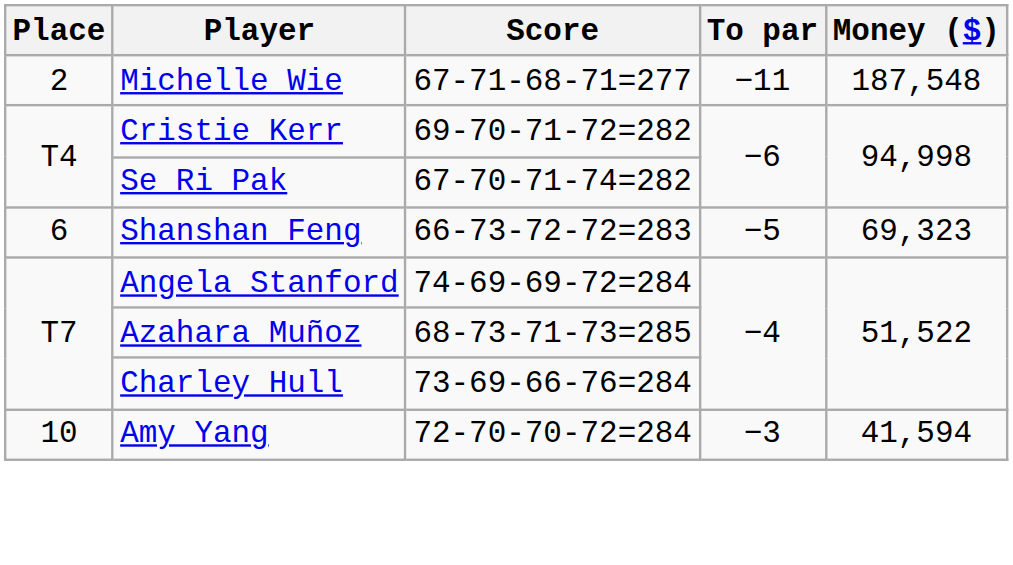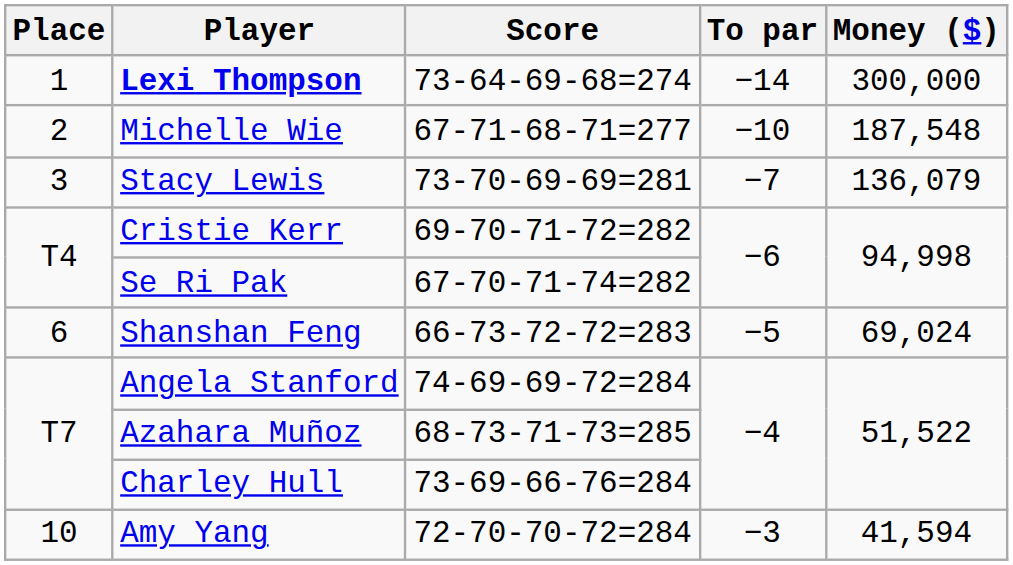+ row: (241, 81)
(762, 81) −11 -> (762, 131) −10
+ row: (222, 182)
(916, 232) 69,323 -> (916, 333) 69,024
